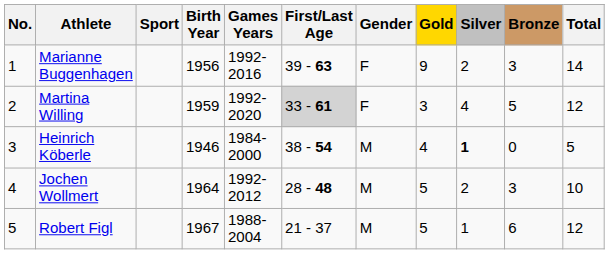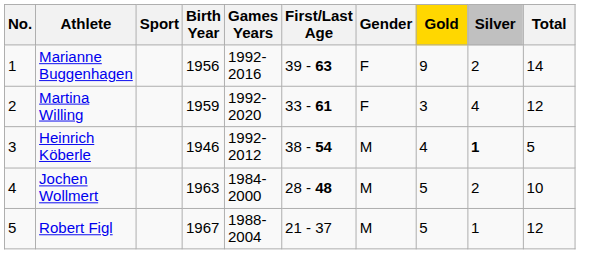- column: (534, 24)
(308, 106) lightgrey background -> (308, 106) no background
(247, 147) 1984-2000 -> (247, 147) 1992-2012
(203, 187) 1964 -> (203, 187) 1963
(247, 187) 1992-2012 -> (247, 187) 1984-2000
